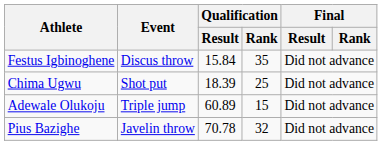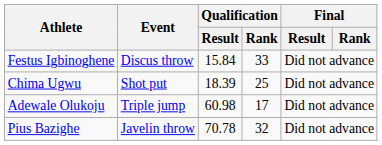(262, 61) 35 -> (262, 61) 33
(220, 106) 60.89 -> (220, 106) 60.98
(262, 106) 15 -> (262, 106) 17
